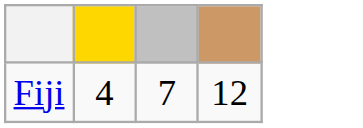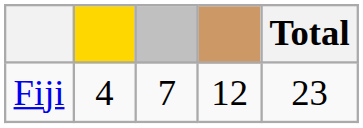+ column: (310, 33)
